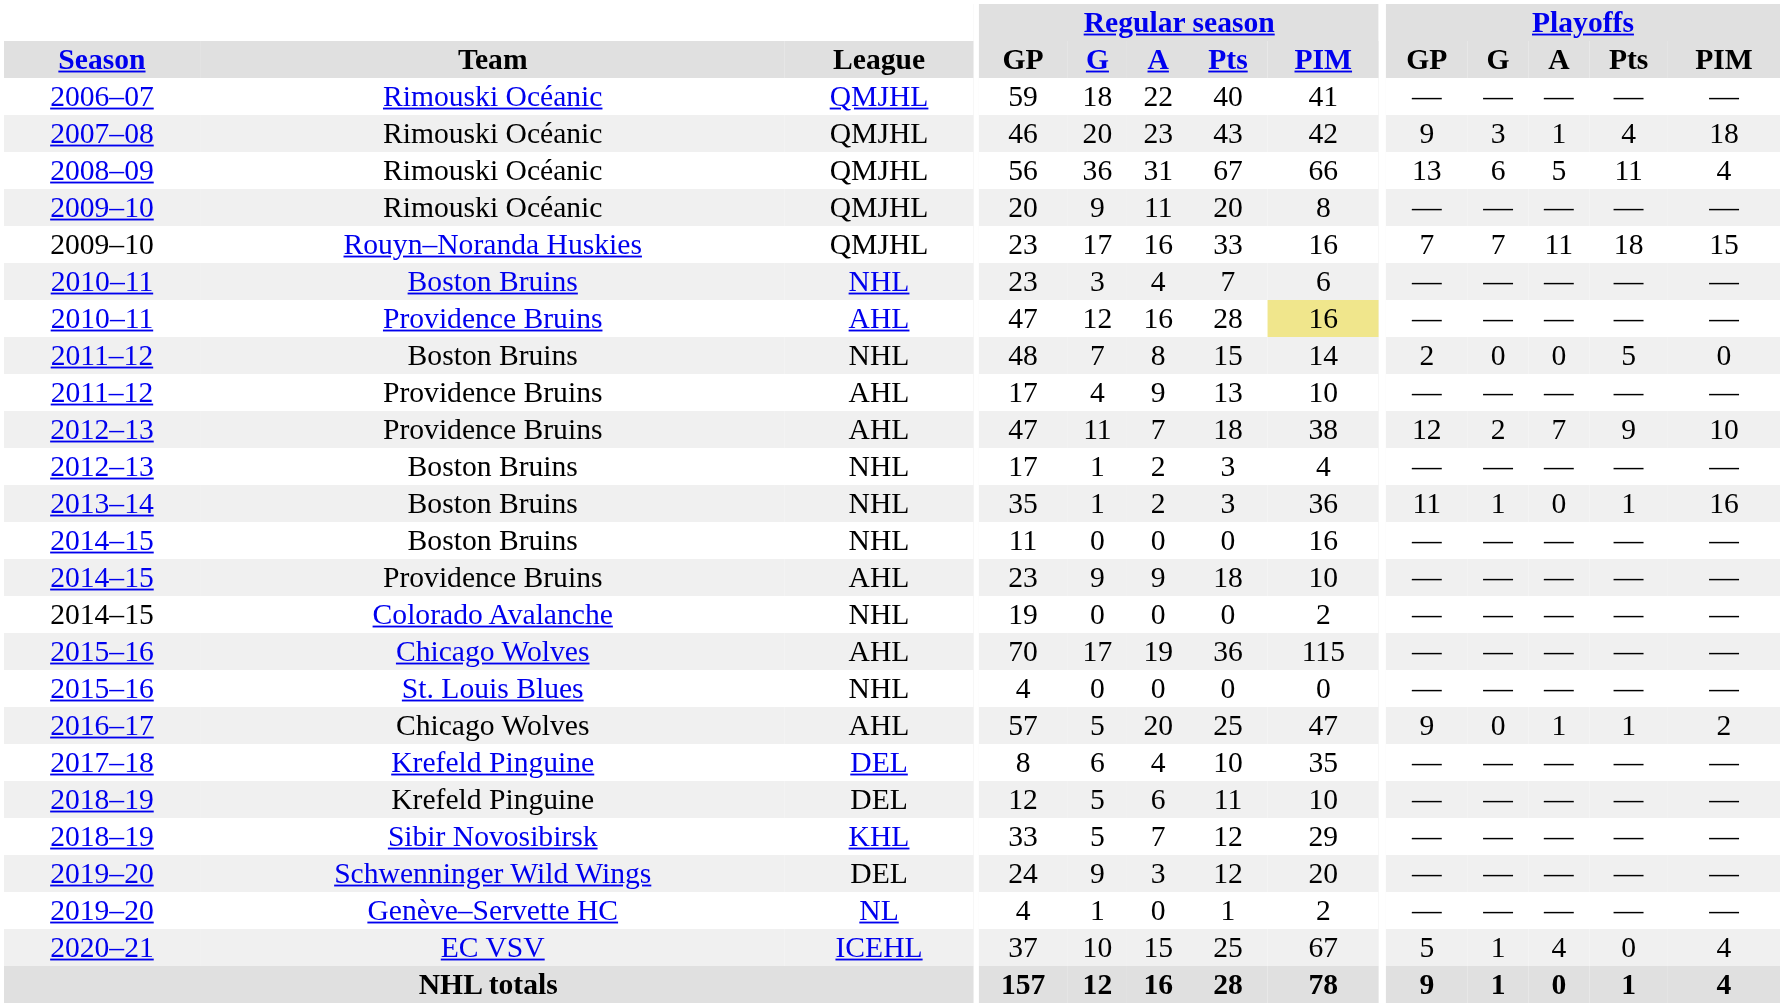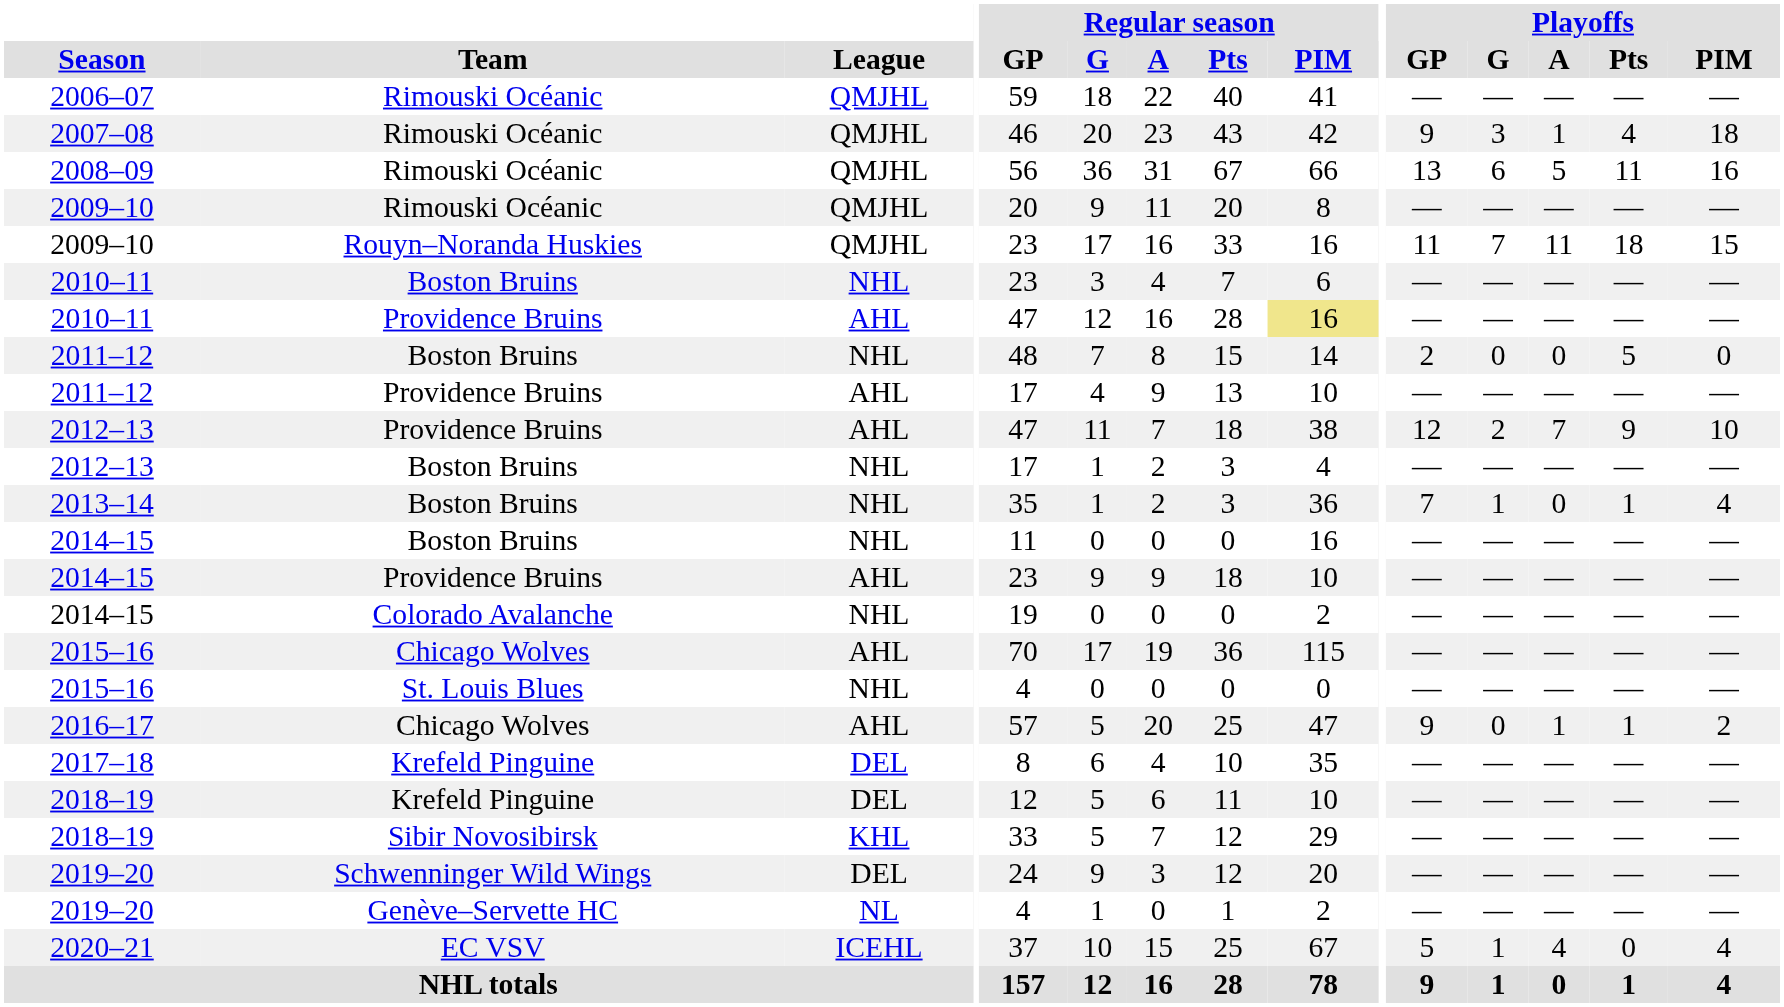(1724, 170) 4 -> (1724, 170) 16
(1427, 244) 7 -> (1427, 244) 11
(1427, 503) 11 -> (1427, 503) 7
(1724, 503) 16 -> (1724, 503) 4
